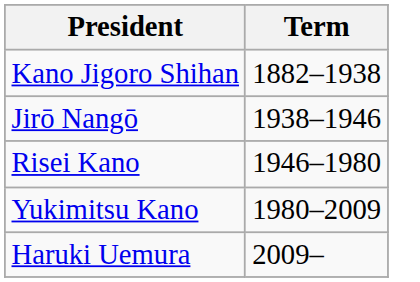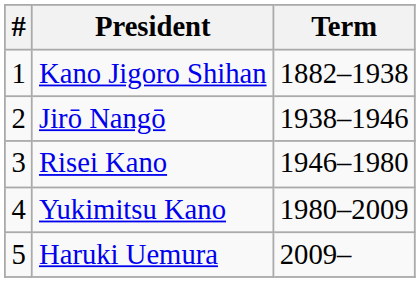+ column: (19, 27)
